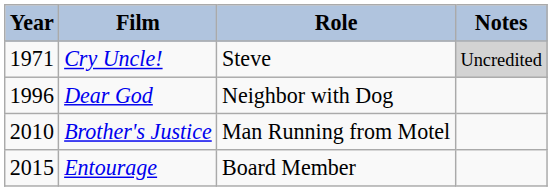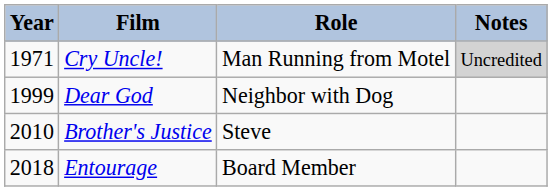(246, 59) Steve -> (336, 59) Man Running from Motel
(32, 95) 1996 -> (32, 95) 1999
(336, 131) Man Running from Motel -> (246, 131) Steve
(32, 168) 2015 -> (32, 168) 2018
